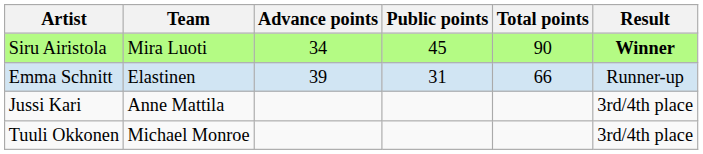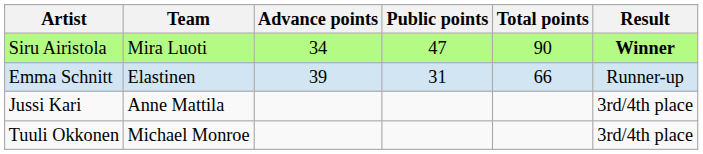(437, 47) 45 -> (437, 47) 47
